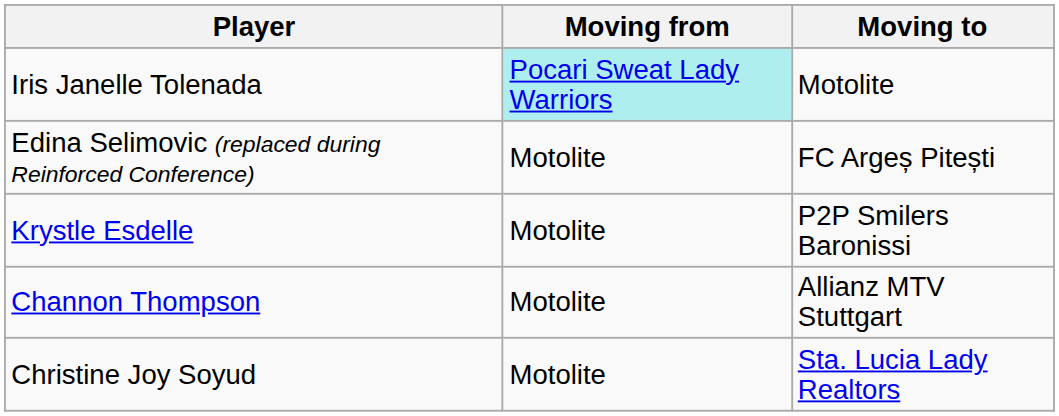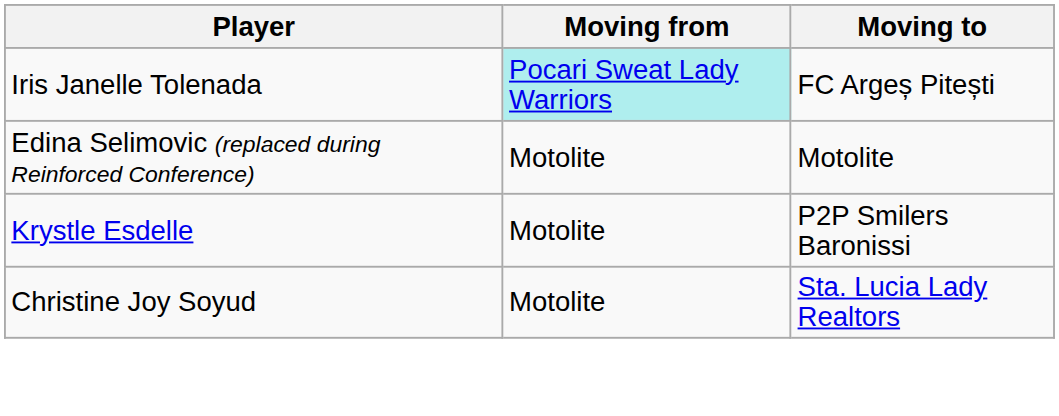(846, 84) Motolite -> (896, 84) FC Argeș Pitești
(896, 156) FC Argeș Pitești -> (846, 156) Motolite
- row: (136, 302)
